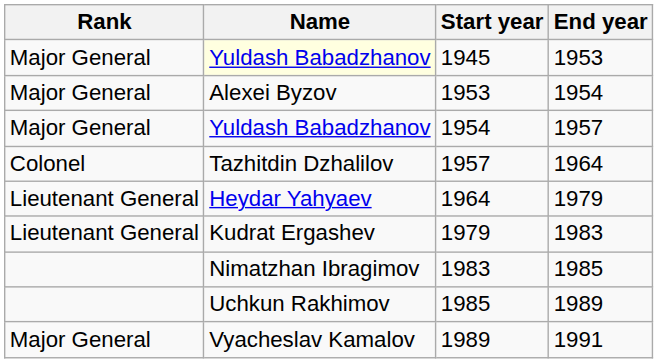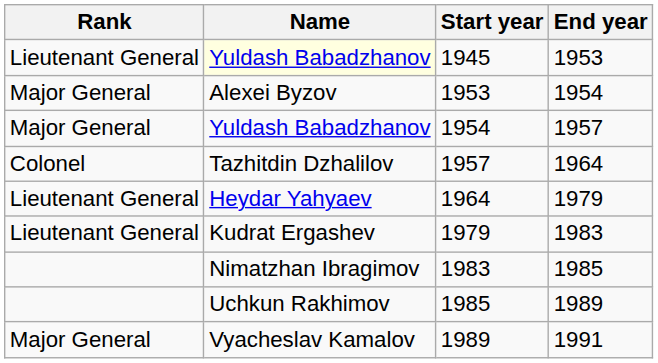(80, 57) Major General -> (104, 57) Lieutenant General
